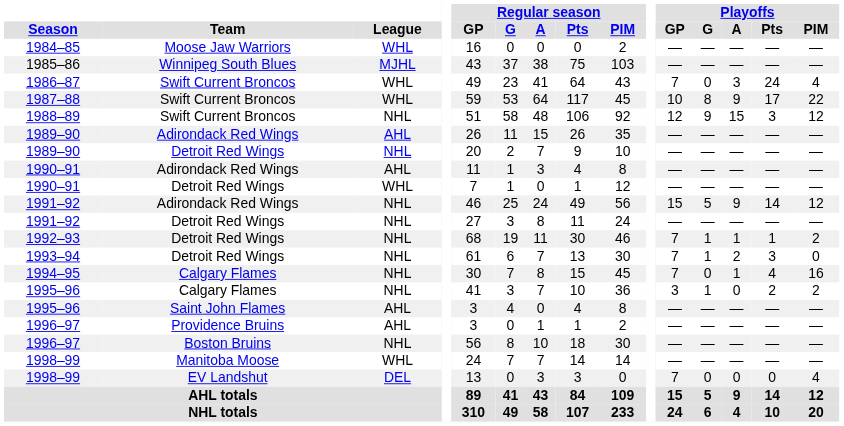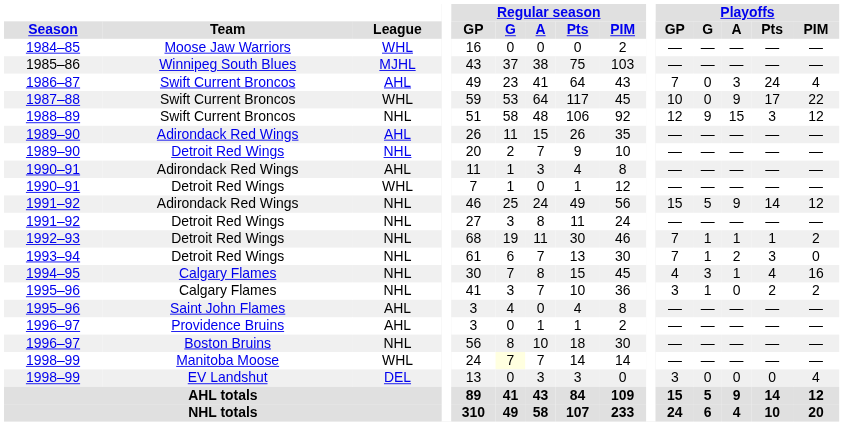(397, 82) WHL -> (397, 82) AHL
(708, 99) 8 -> (708, 99) 0
(675, 273) 7 -> (675, 273) 4
(708, 273) 0 -> (708, 273) 3
(510, 360) no background -> (510, 360) lightyellow background
(675, 378) 7 -> (675, 378) 3
